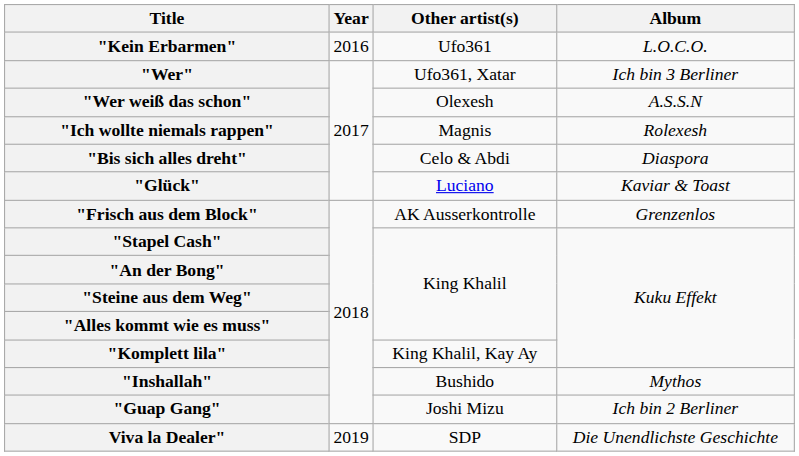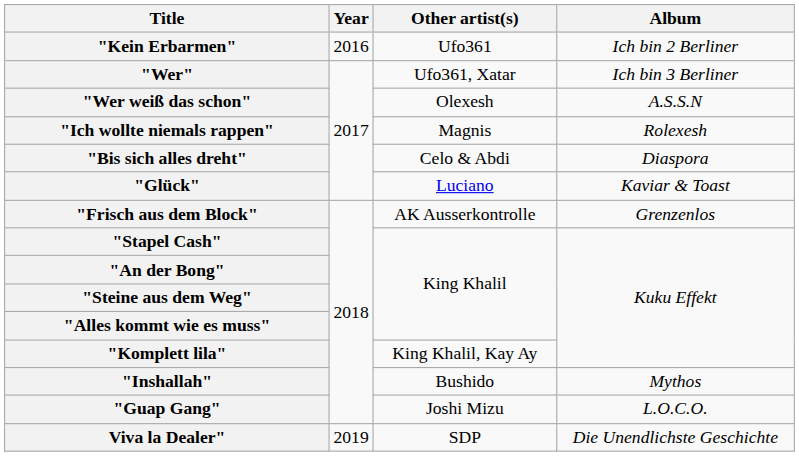(675, 46) L.O.C.O. -> (675, 46) Ich bin 2 Berliner
(675, 409) Ich bin 2 Berliner -> (675, 409) L.O.C.O.
